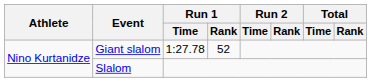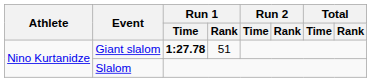(185, 50) normal -> (186, 50) bold
(224, 50) 52 -> (224, 50) 51
